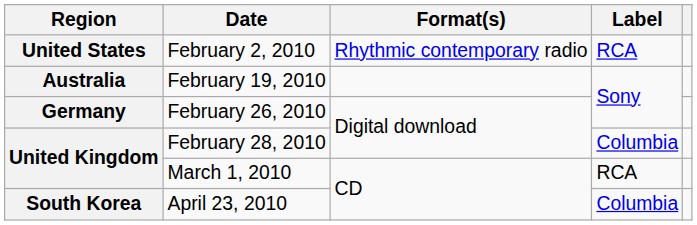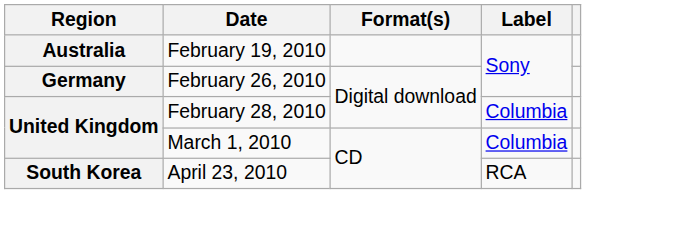- row: (241, 50)
(617, 173) RCA -> (526, 142) Columbia
(637, 204) Columbia -> (506, 173) RCA
